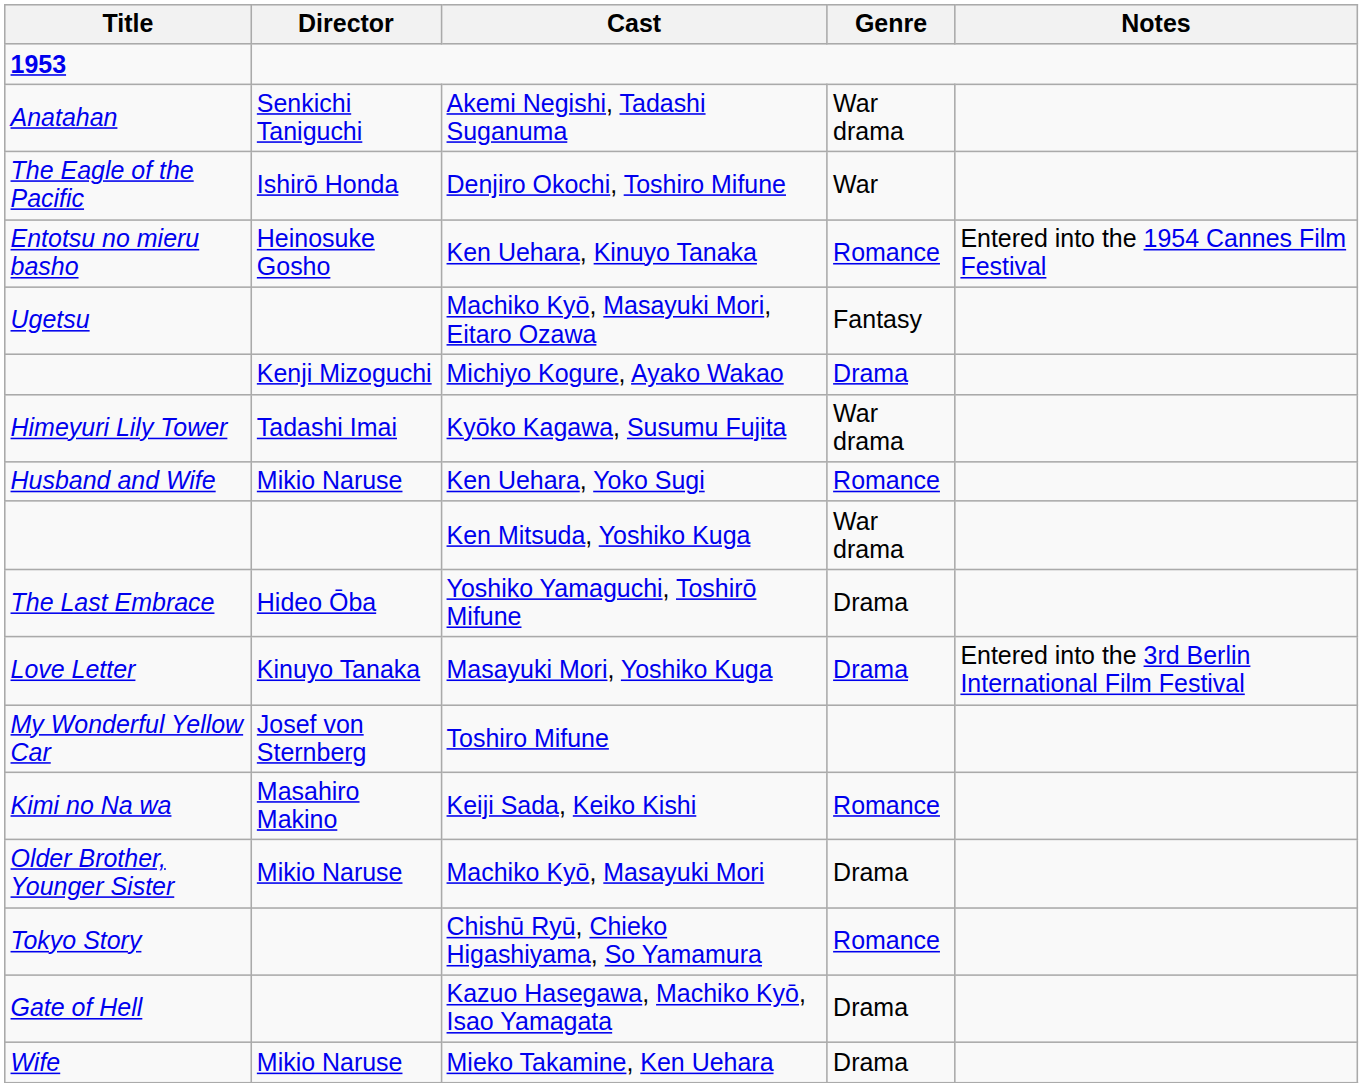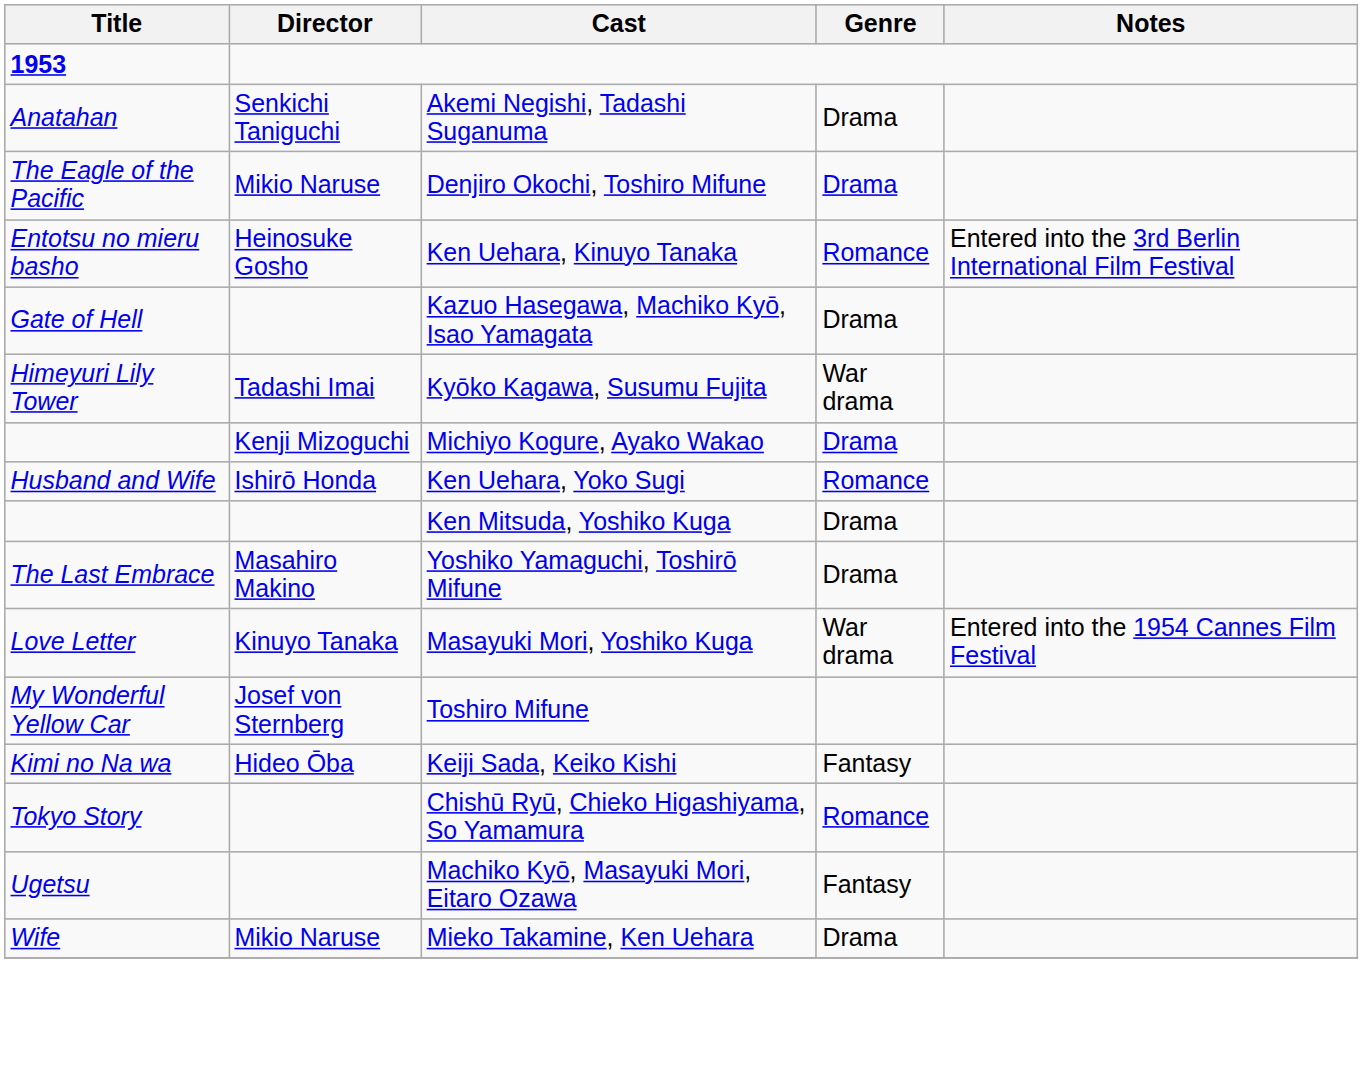(868, 117) War drama -> (860, 117) Drama
(328, 185) Ishirō Honda -> (307, 185) Mikio Naruse
(856, 185) War -> (860, 185) Drama
(1153, 252) Entered into the 1954 Cannes Film Festival -> (1095, 252) Entered into the 3rd Berlin International Film Festival
rows swapped: (76, 1008) <-> (50, 320)
rows swapped: (128, 374) <-> (119, 427)
(330, 481) Mikio Naruse -> (305, 481) Ishirō Honda
(868, 534) War drama -> (860, 520) Drama
(317, 602) Hideo Ōba -> (286, 574) Masahiro Makino
(871, 670) Drama -> (858, 642) War drama
(1105, 670) Entered into the 3rd Berlin International Film Festival -> (1143, 642) Entered into the 1954 Cannes Film Festival
(308, 805) Masahiro Makino -> (294, 763) Hideo Ōba
(887, 805) Romance -> (867, 763) Fantasy
- row: (92, 873)
